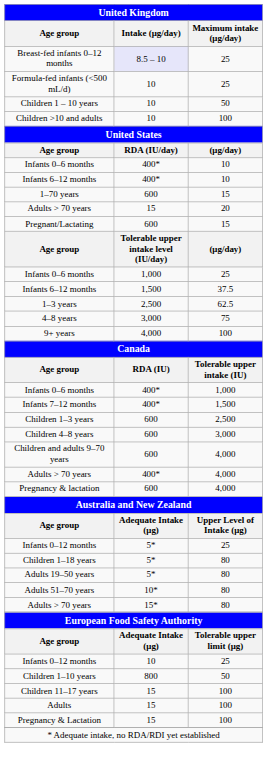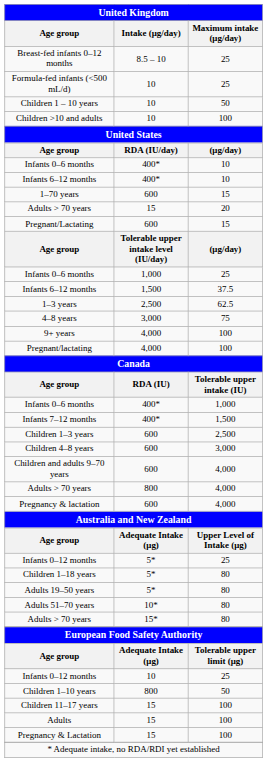(151, 58) lavender background -> (151, 58) no background
+ row: (59, 348)
(151, 474) 400* -> (151, 489) 800
